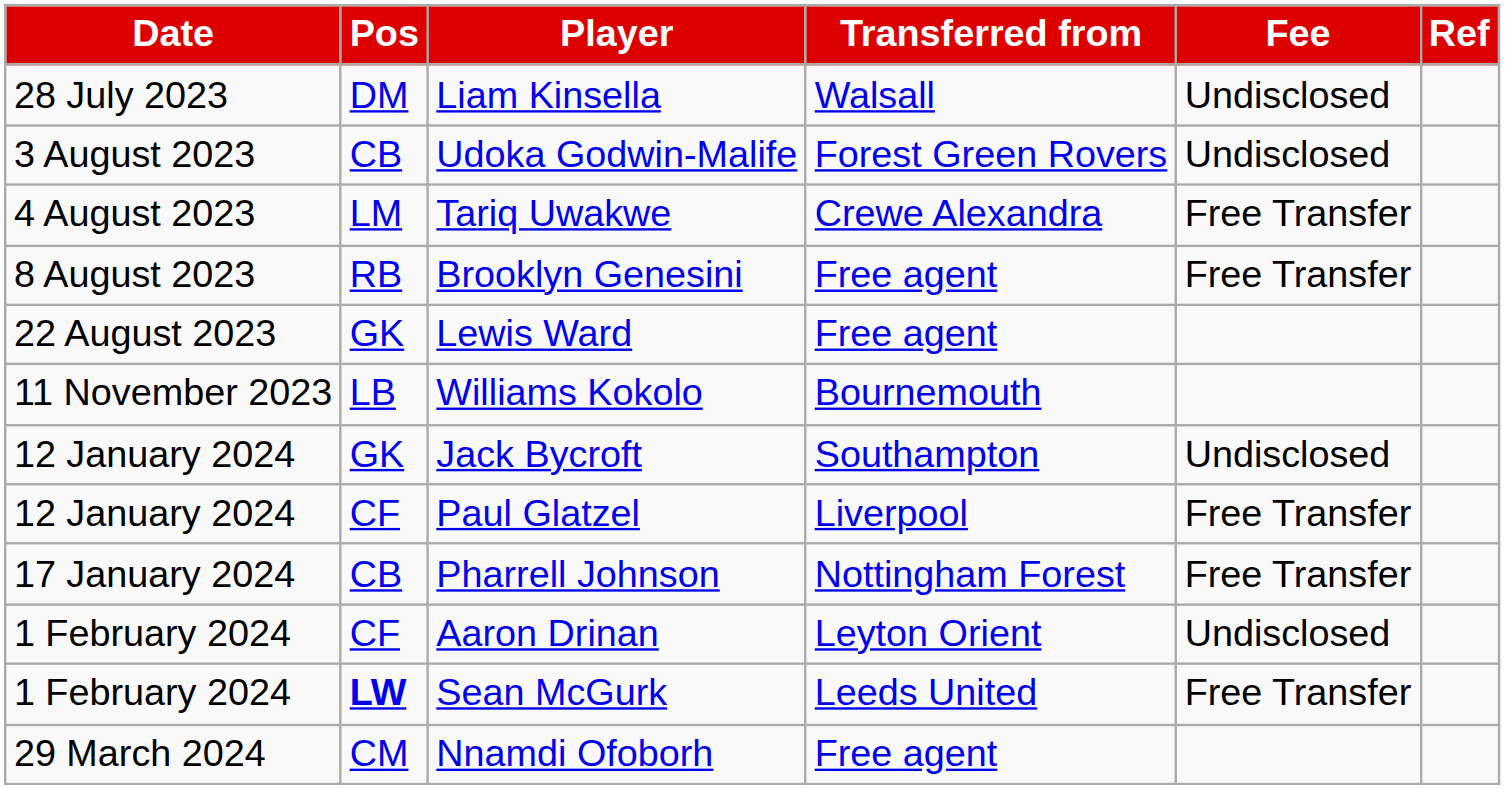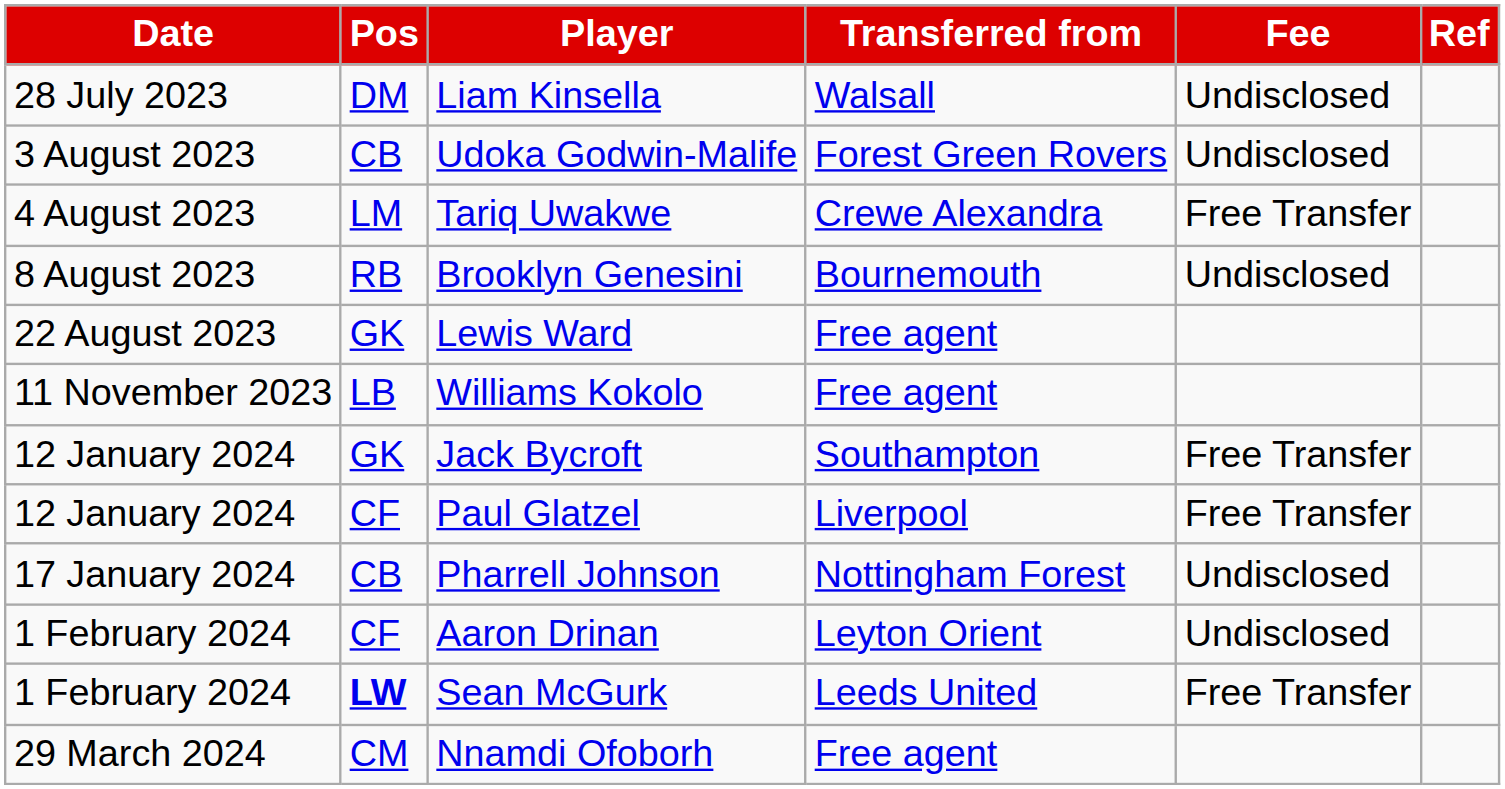(906, 273) Free agent -> (928, 273) Bournemouth
(1298, 273) Free Transfer -> (1288, 273) Undisclosed
(928, 393) Bournemouth -> (906, 393) Free agent
(1288, 453) Undisclosed -> (1298, 453) Free Transfer
(1298, 573) Free Transfer -> (1288, 573) Undisclosed
